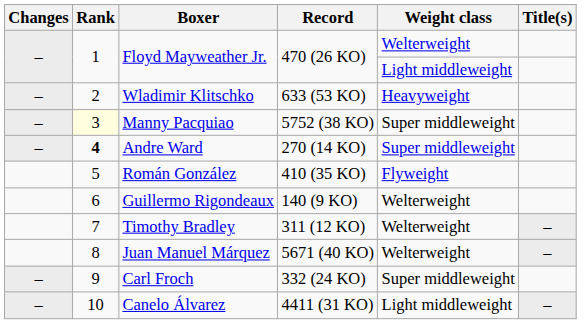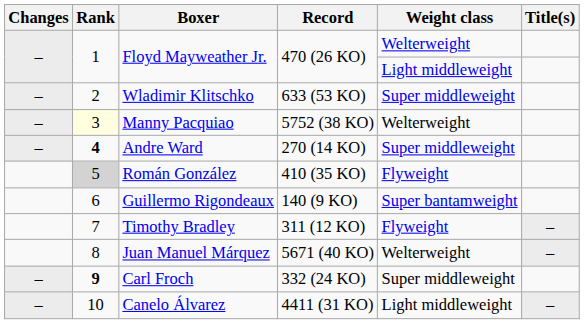(426, 95) Heavyweight -> (448, 95) Super middleweight
(448, 122) Super middleweight -> (426, 122) Welterweight
(96, 174) no background -> (96, 174) lightgrey background
(426, 200) Welterweight -> (450, 200) Super bantamweight
(426, 226) Welterweight -> (415, 226) Flyweight
(96, 278) normal -> (96, 278) bold
